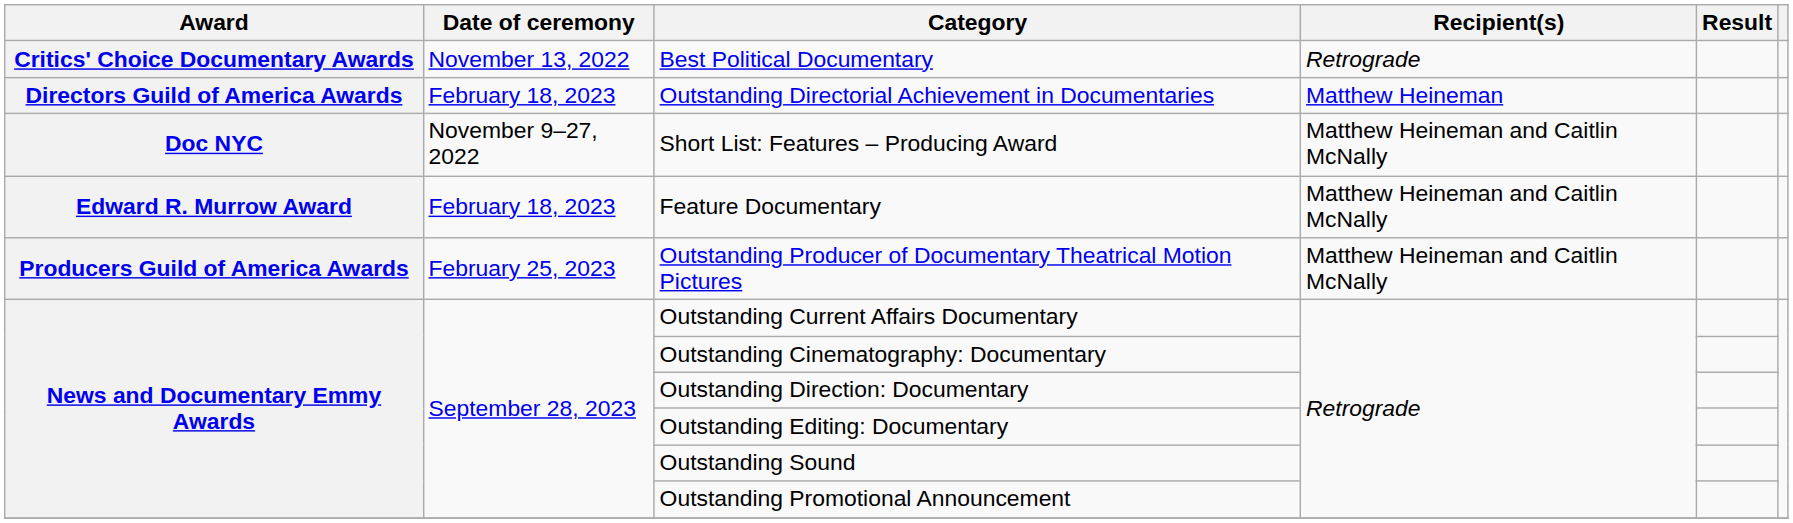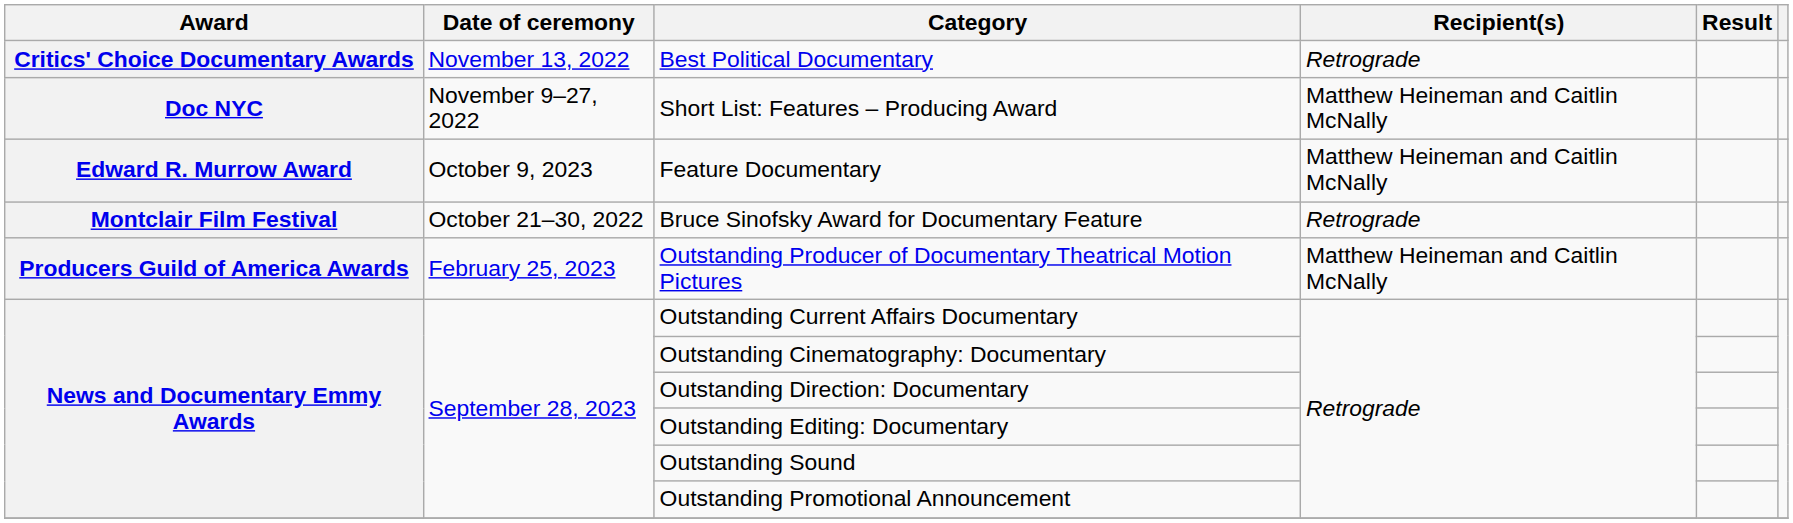- row: (937, 95)
(522, 206) February 18, 2023 -> (511, 170) October 9, 2023
+ row: (901, 219)
